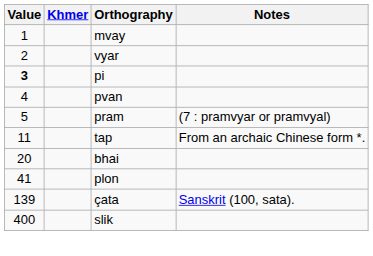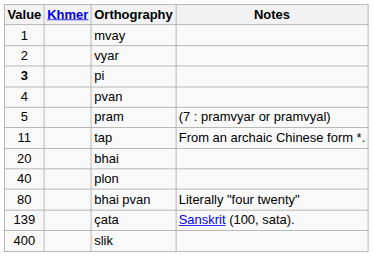(24, 179) 41 -> (24, 179) 40
+ row: (122, 199)
